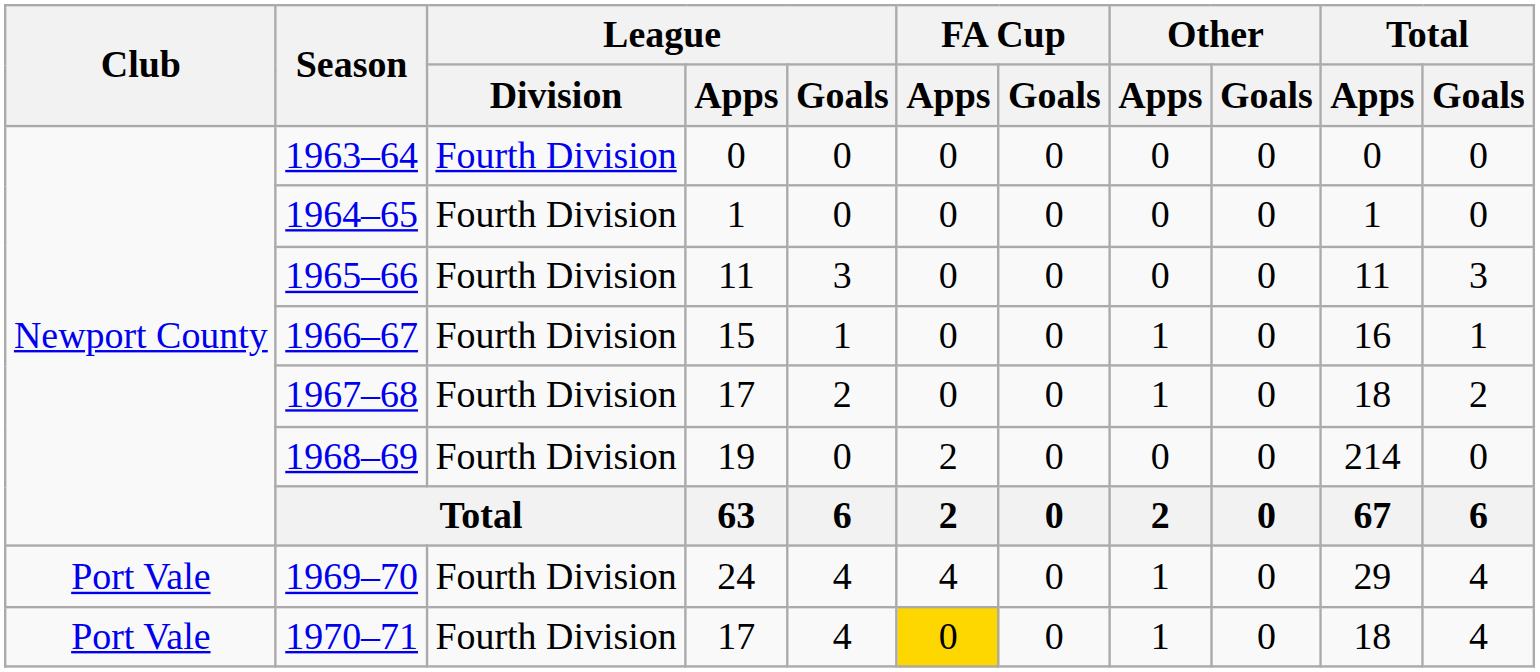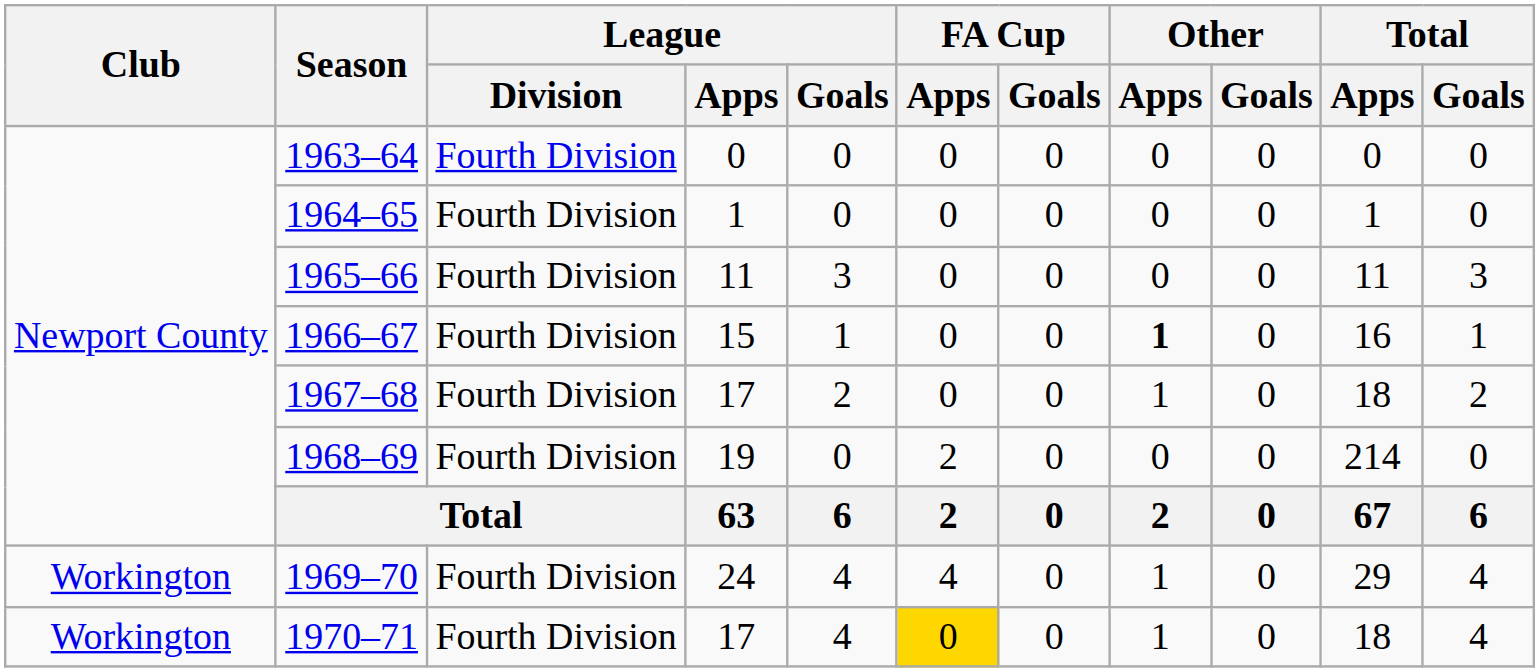(1160, 335) normal -> (1160, 335) bold
(141, 575) Port Vale -> (141, 575) Workington
(141, 635) Port Vale -> (141, 635) Workington
